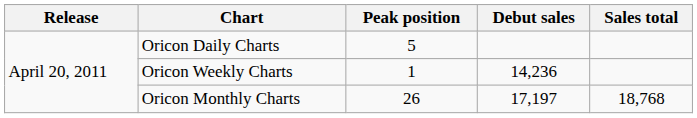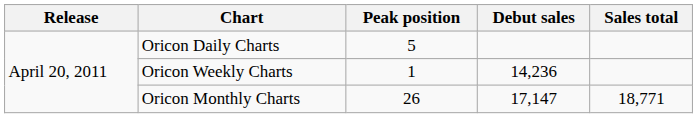(534, 98) 17,197 -> (534, 98) 17,147
(641, 98) 18,768 -> (641, 98) 18,771
